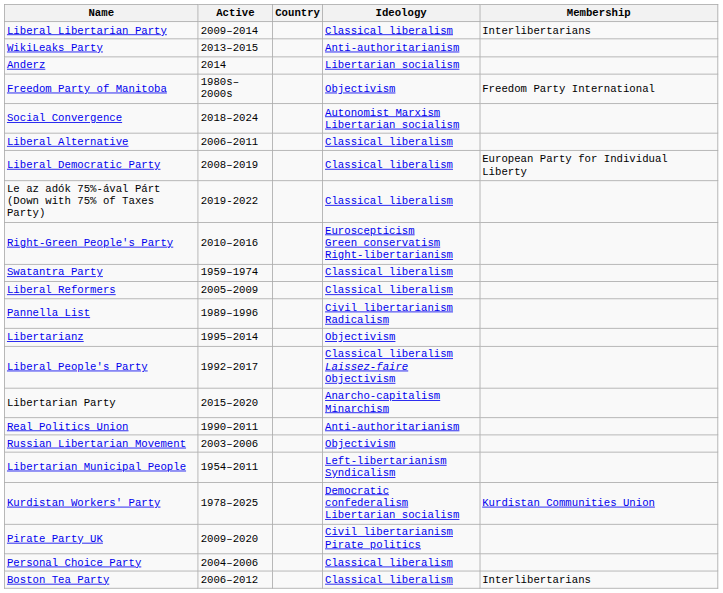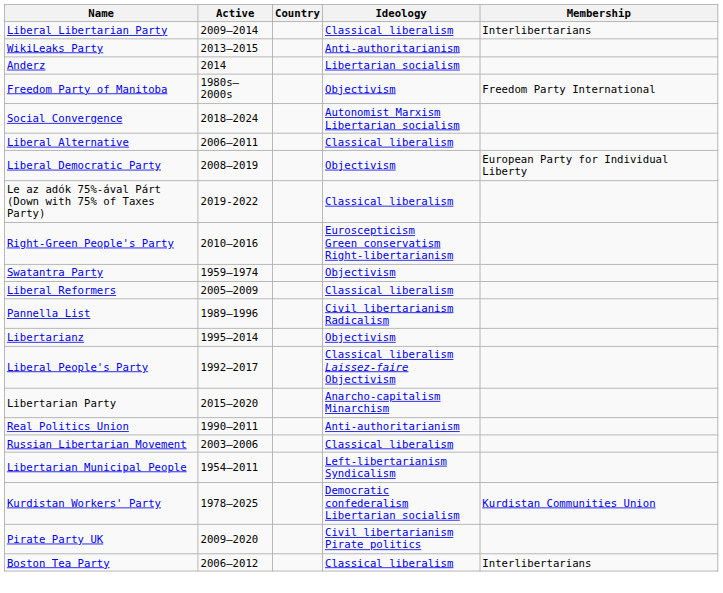(389, 165) Classical liberalism -> (360, 165) Objectivism
(389, 273) Classical liberalism -> (360, 273) Objectivism
(360, 444) Objectivism -> (389, 444) Classical liberalism
- row: (74, 562)
